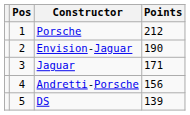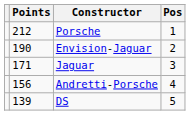columns swapped: (22, 13) <-> (163, 13)
